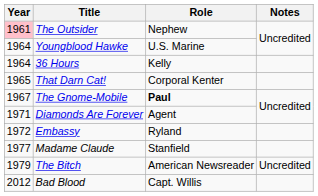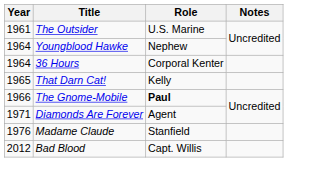(19, 30) pink background -> (19, 30) no background
(168, 30) Nephew -> (176, 30) U.S. Marine
(176, 47) U.S. Marine -> (168, 47) Nephew
(160, 64) Kelly -> (186, 64) Corporal Kenter
(186, 81) Corporal Kenter -> (160, 81) Kelly
(19, 98) 1967 -> (19, 98) 1966
- row: (58, 132)
(19, 149) 1977 -> (19, 132) 1976
- row: (58, 166)
